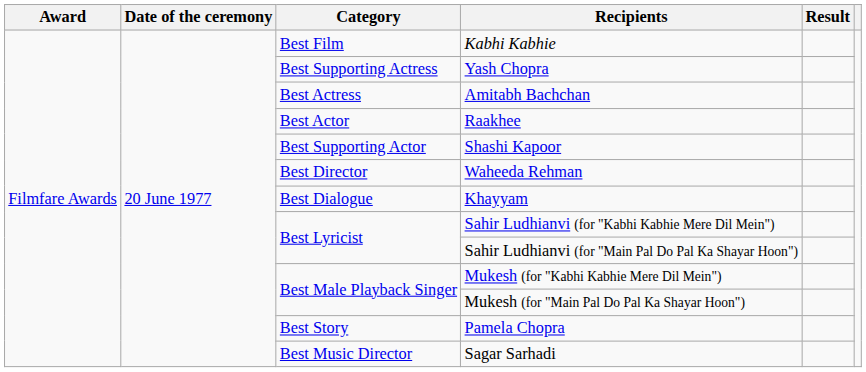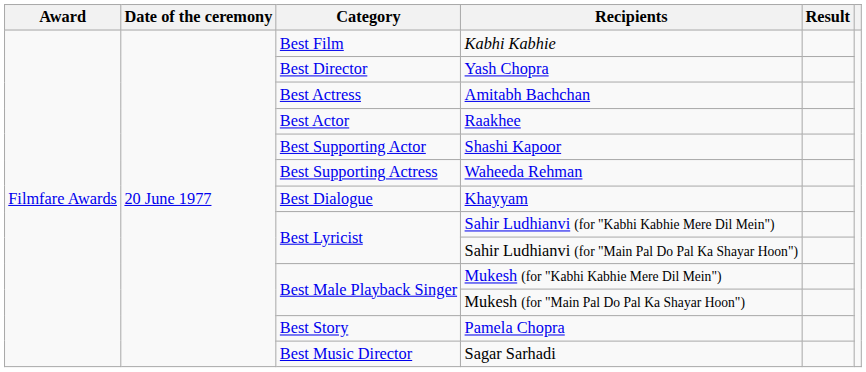(359, 69) Best Supporting Actress -> (324, 69) Best Director
(324, 172) Best Director -> (359, 172) Best Supporting Actress
